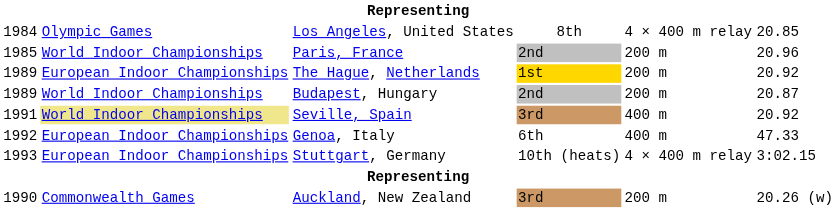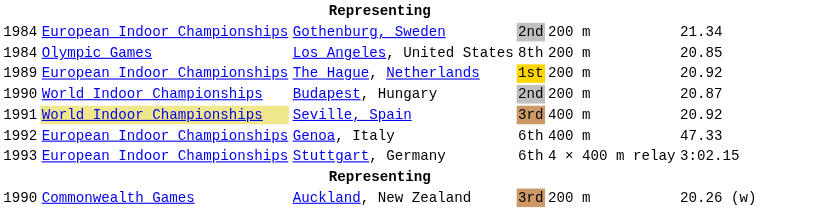+ row: (369, 32)
(688, 32) 4 × 400 m relay -> (569, 53) 200 m
- row: (348, 53)
(20, 94) 1989 -> (20, 94) 1990
(569, 156) 10th (heats) -> (531, 156) 6th
